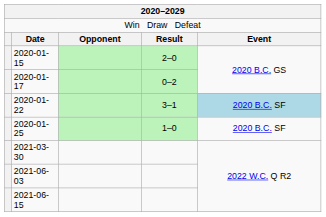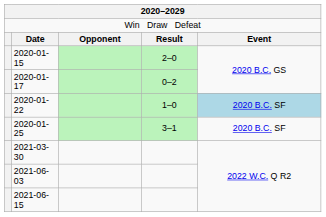(169, 105) 3–1 -> (169, 105) 1–0
(169, 129) 1–0 -> (169, 129) 3–1
